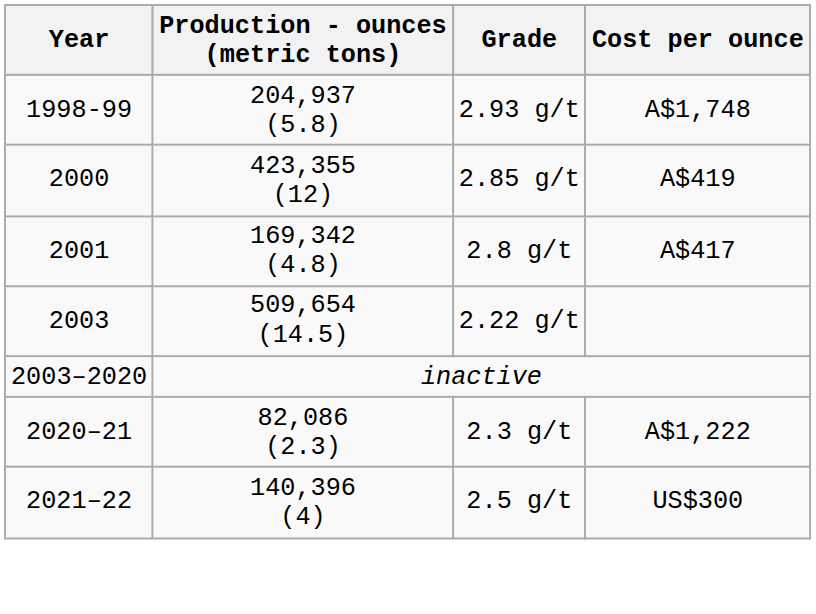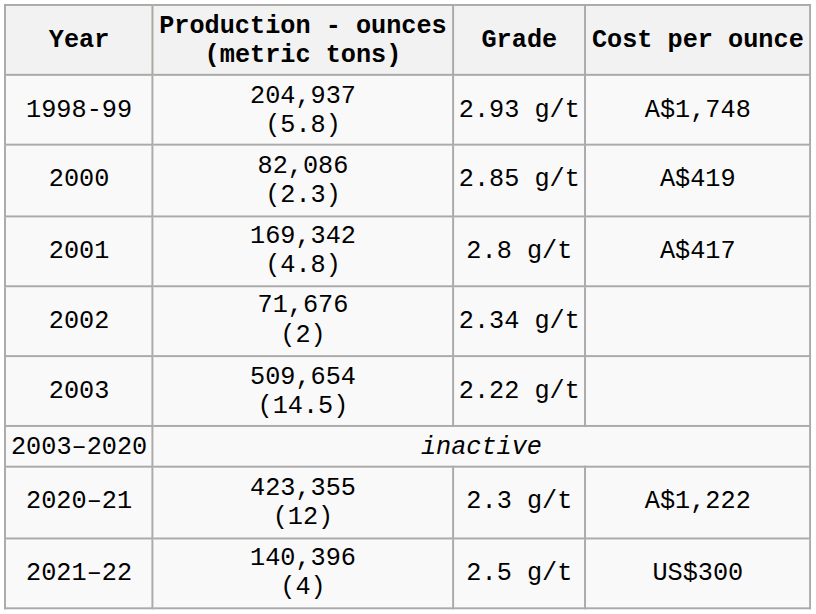(303, 180) 423,355 (12) -> (303, 180) 82,086 (2.3)
+ row: (519, 321)
(303, 432) 82,086 (2.3) -> (303, 502) 423,355 (12)
